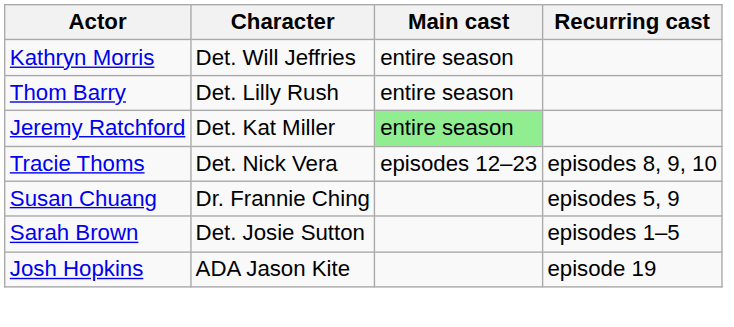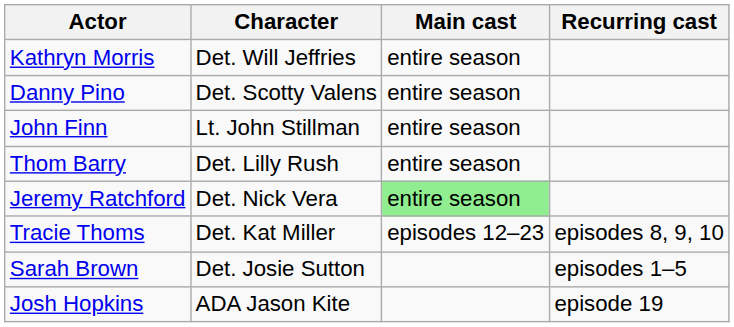+ row: (67, 92)
+ row: (59, 127)
(265, 127) Det. Kat Miller -> (267, 198) Det. Nick Vera
(267, 163) Det. Nick Vera -> (265, 233) Det. Kat Miller
- row: (83, 198)
